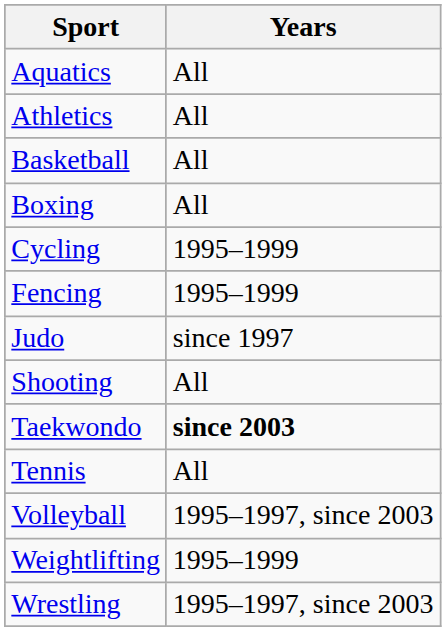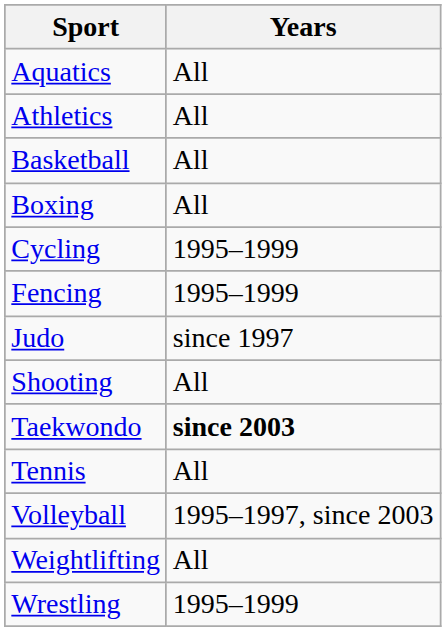(236, 559) 1995–1999 -> (191, 559) All
(303, 603) 1995–1997, since 2003 -> (236, 603) 1995–1999
